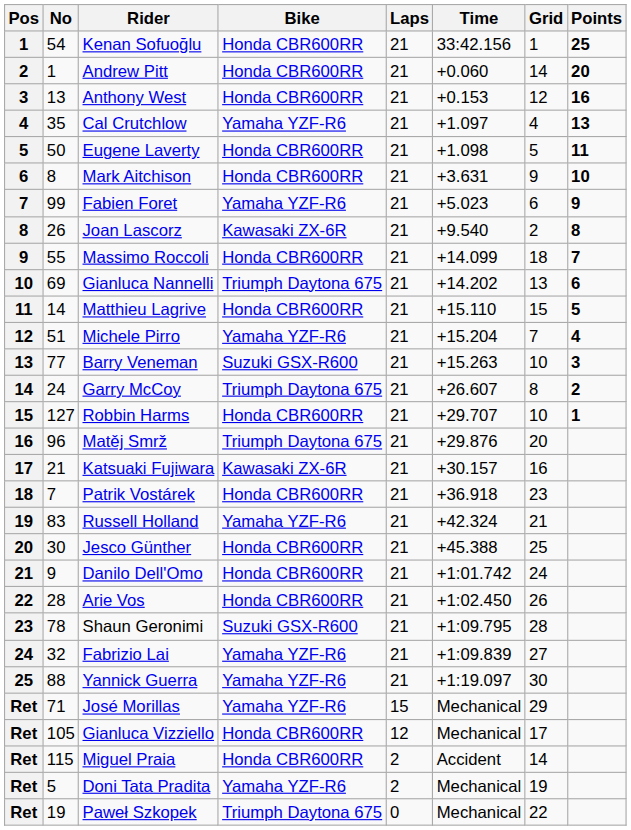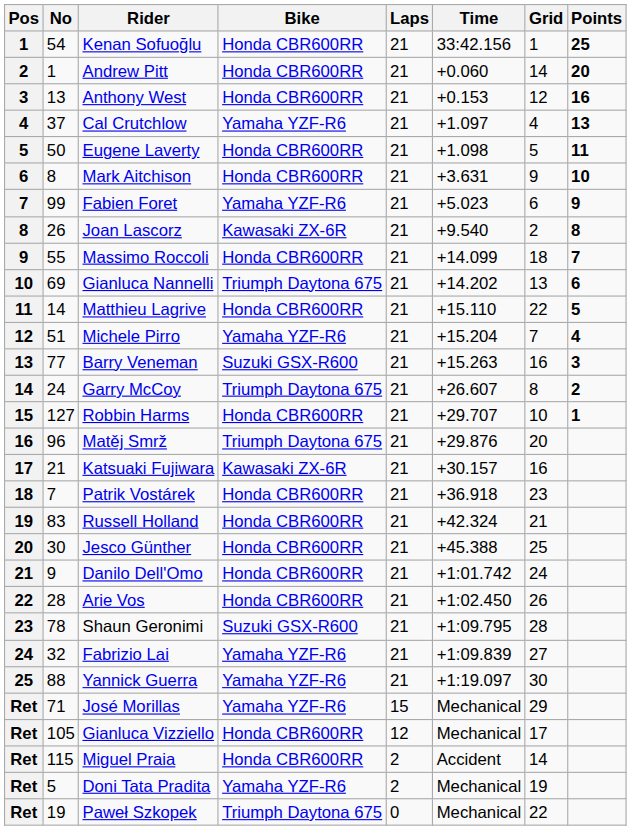(56, 124) 35 -> (56, 124) 37
(538, 309) 15 -> (538, 309) 22
(538, 362) 10 -> (538, 362) 16
(284, 521) Yamaha YZF-R6 -> (293, 521) Honda CBR600RR
